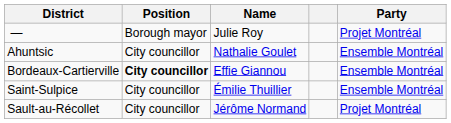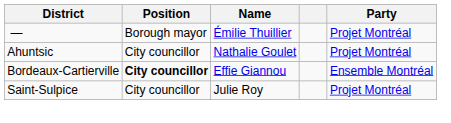(238, 33) Julie Roy -> (252, 33) Émilie Thuillier
(392, 52) Ensemble Montréal -> (371, 52) Projet Montréal
(252, 90) Émilie Thuillier -> (238, 90) Julie Roy
(392, 90) Ensemble Montréal -> (371, 90) Projet Montréal
- row: (53, 109)
